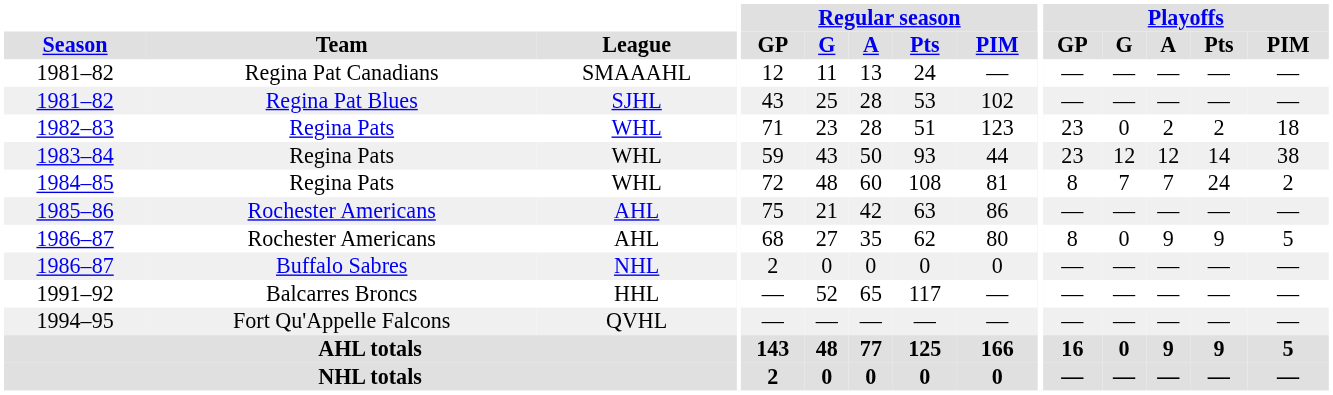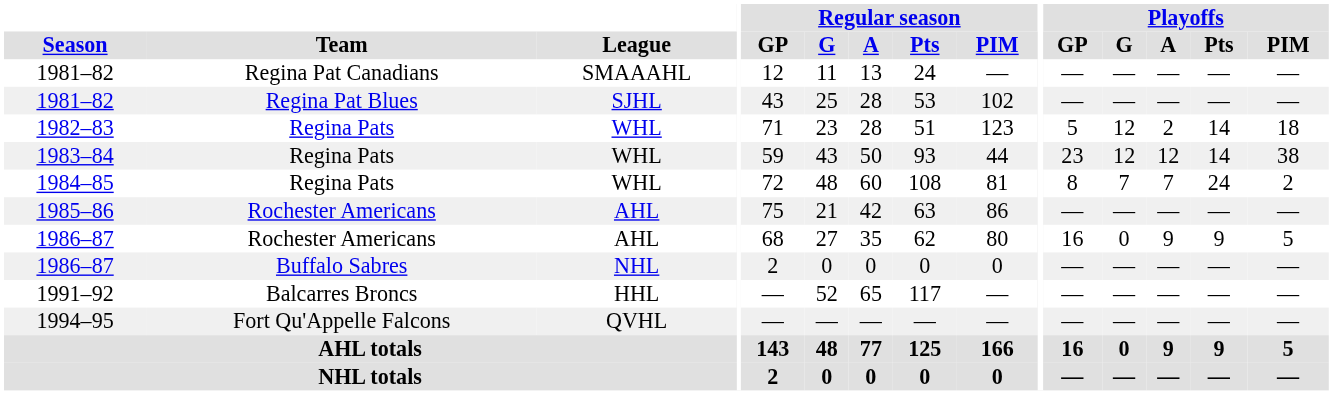(1072, 128) 23 -> (1072, 128) 5
(1124, 128) 0 -> (1124, 128) 12
(1219, 128) 2 -> (1219, 128) 14
(1072, 238) 8 -> (1072, 238) 16
